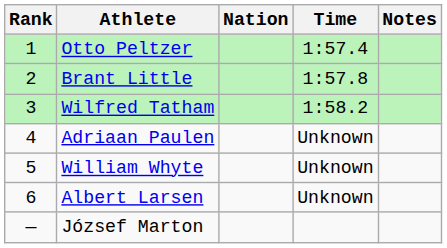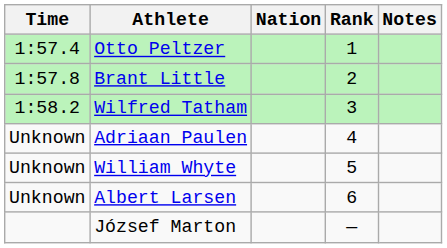columns swapped: (31, 20) <-> (335, 20)
